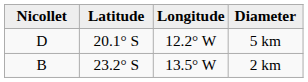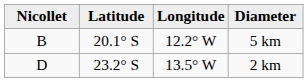(42, 41) D -> (42, 41) B
(42, 65) B -> (42, 65) D
